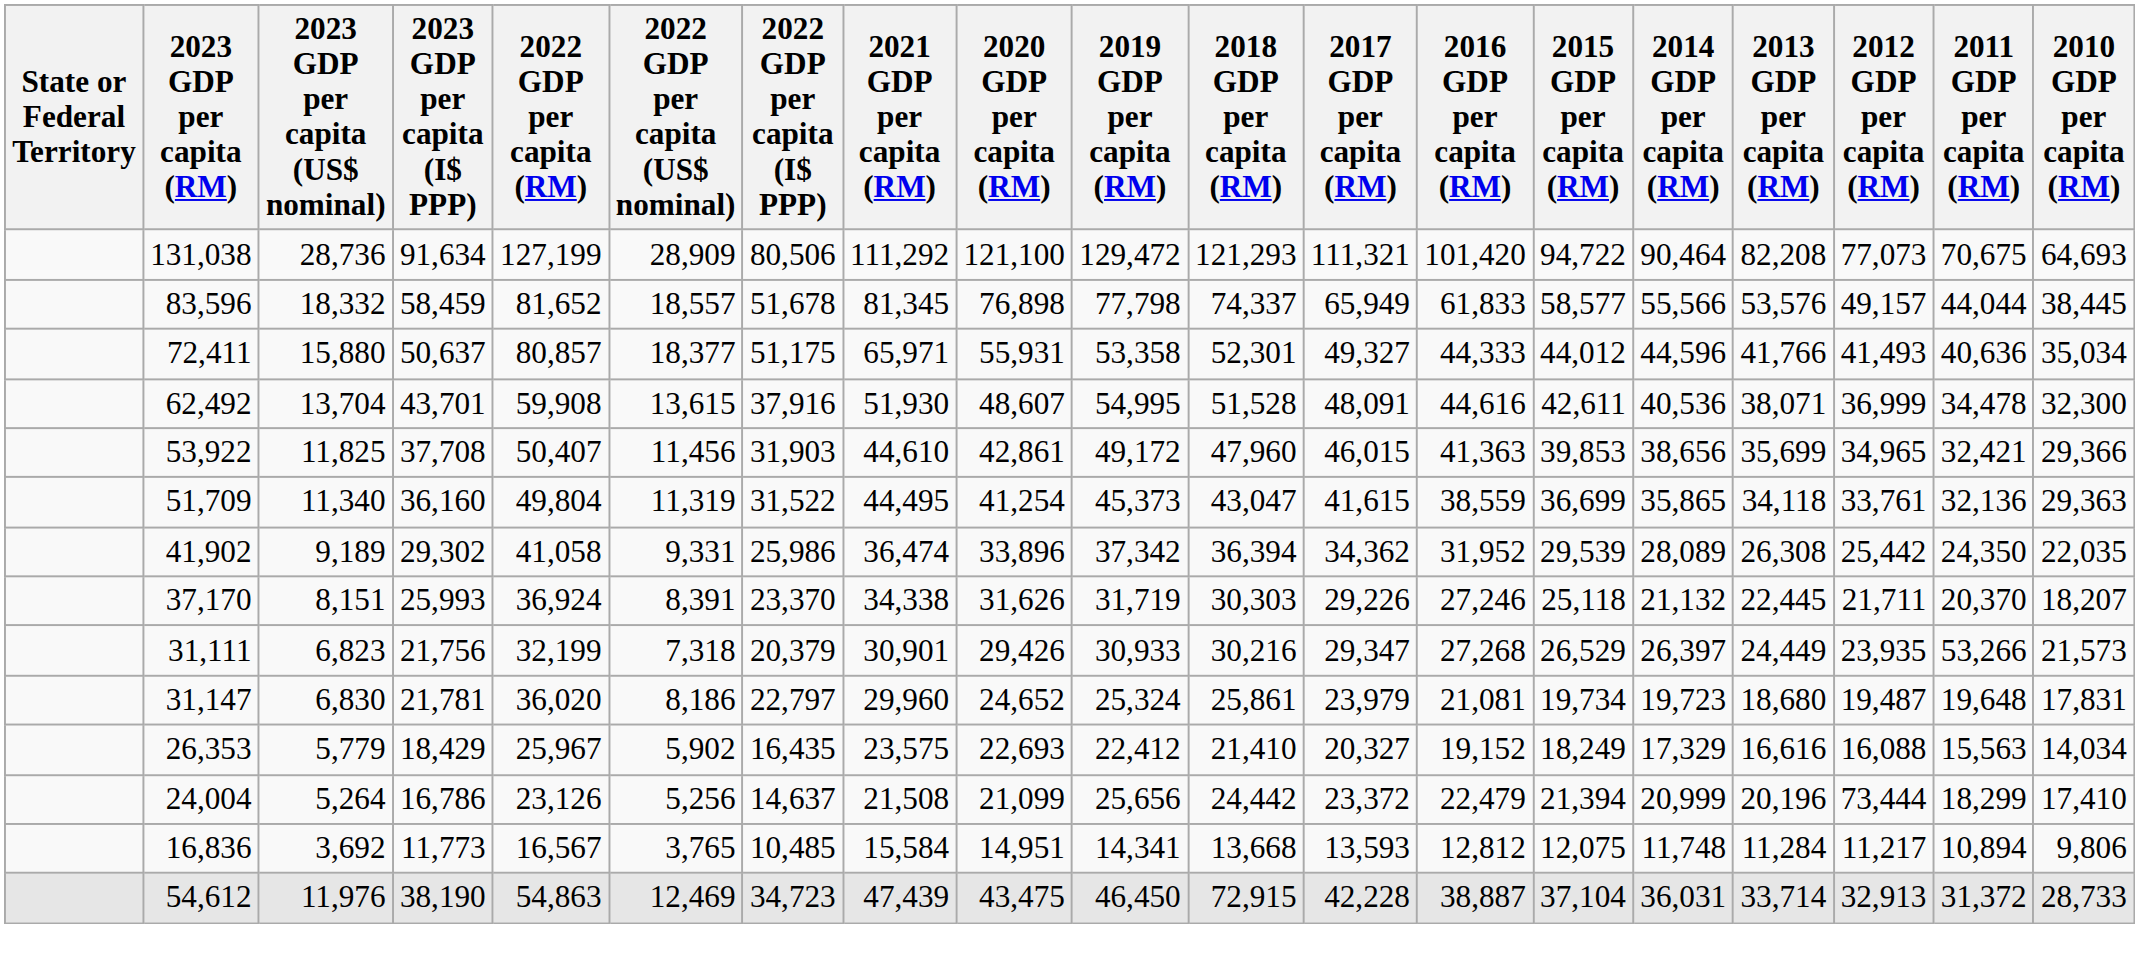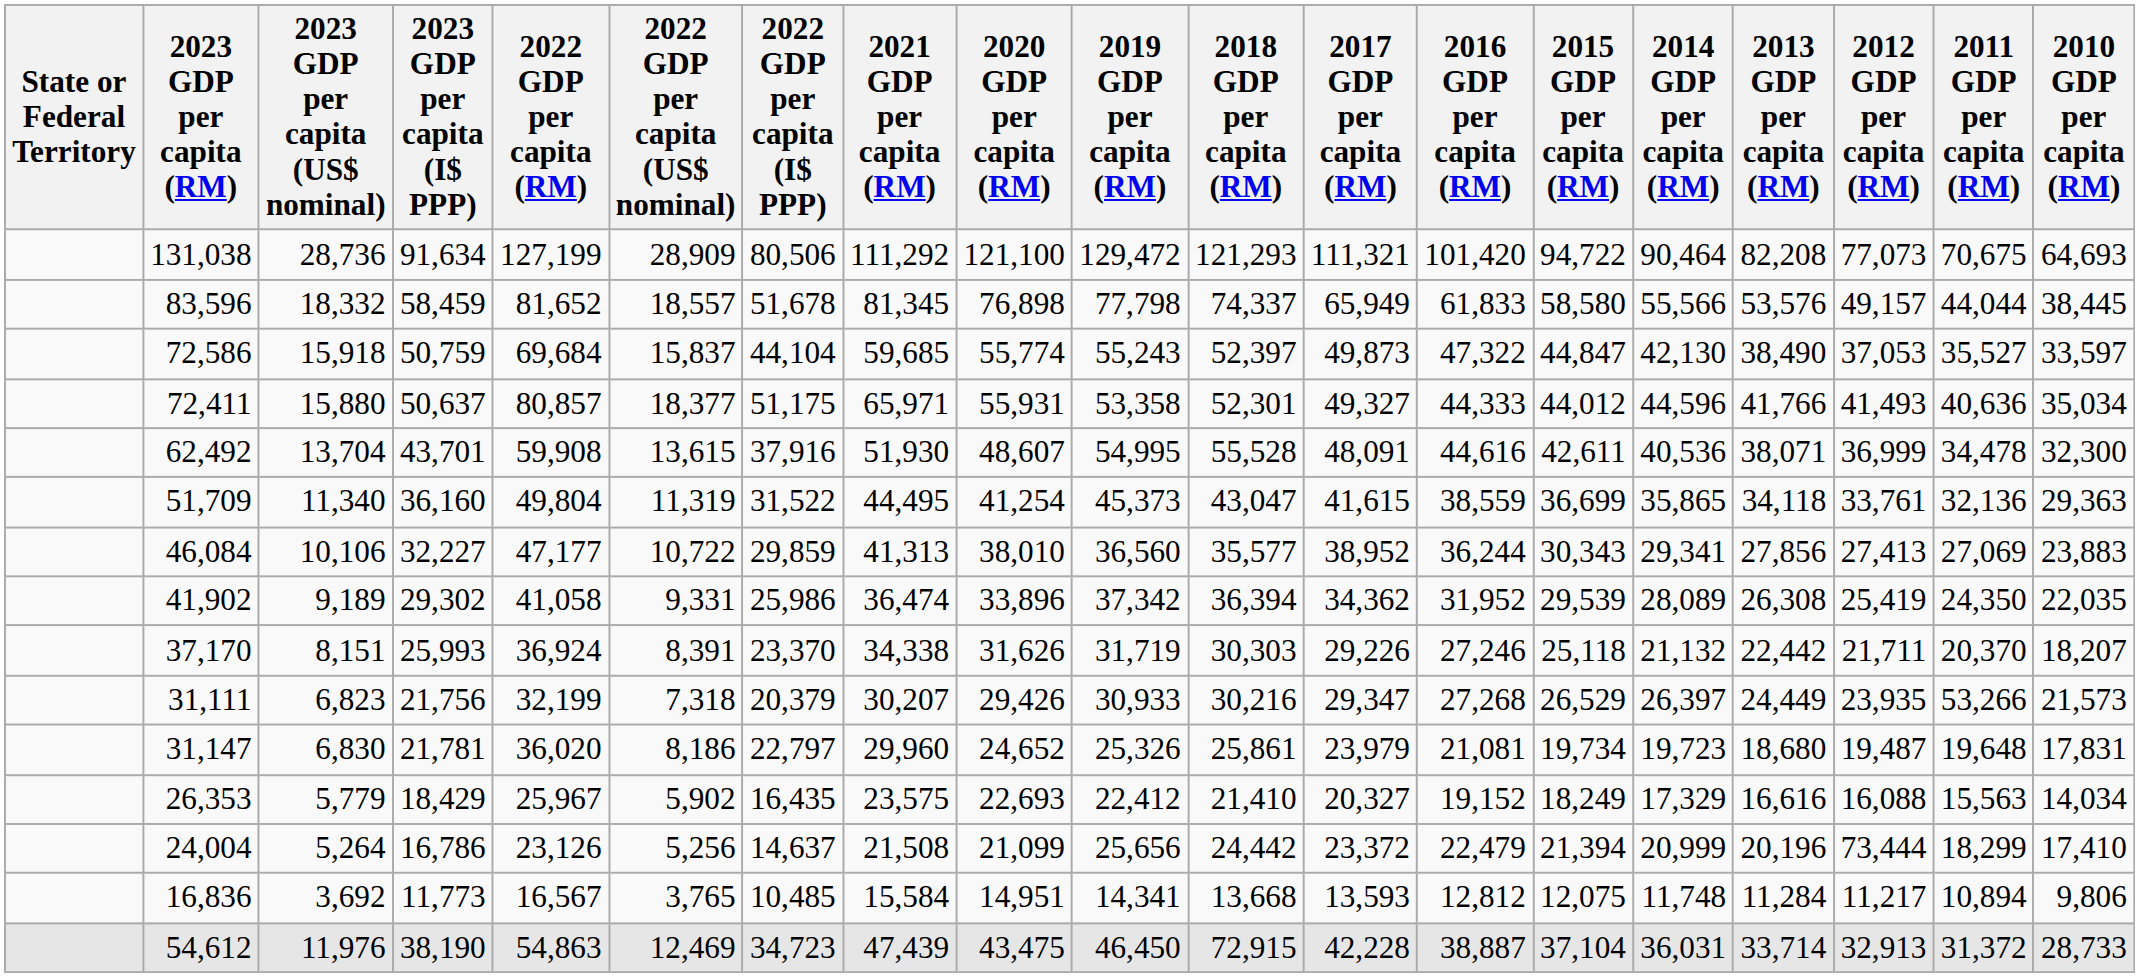(1583, 303) 58,577 -> (1583, 303) 58,580
+ row: (209, 353)
(1254, 402) 51,528 -> (1254, 452) 55,528
- row: (209, 452)
+ row: (209, 551)
(1884, 551) 25,442 -> (1884, 600) 25,419
(1783, 600) 22,445 -> (1783, 650) 22,442
(906, 650) 30,901 -> (906, 699) 30,207
(1138, 699) 25,324 -> (1138, 749) 25,326
